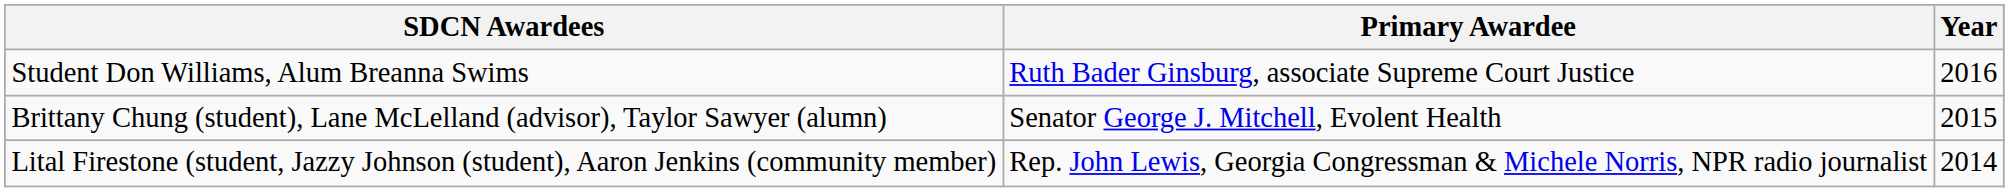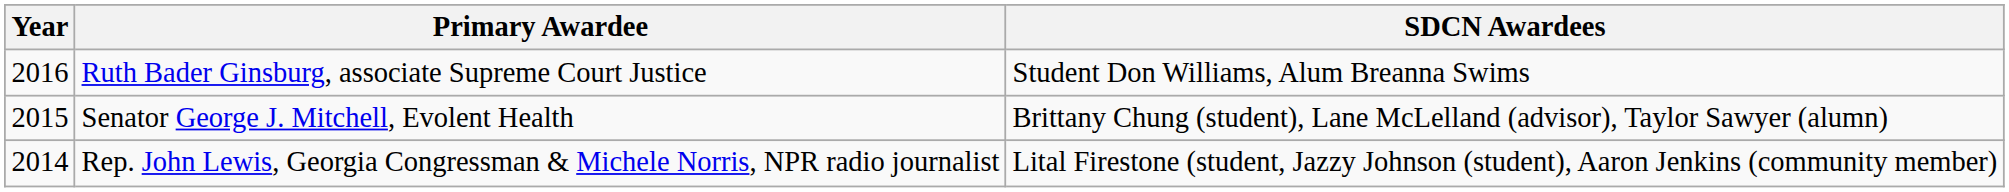columns swapped: (1969, 27) <-> (504, 27)
